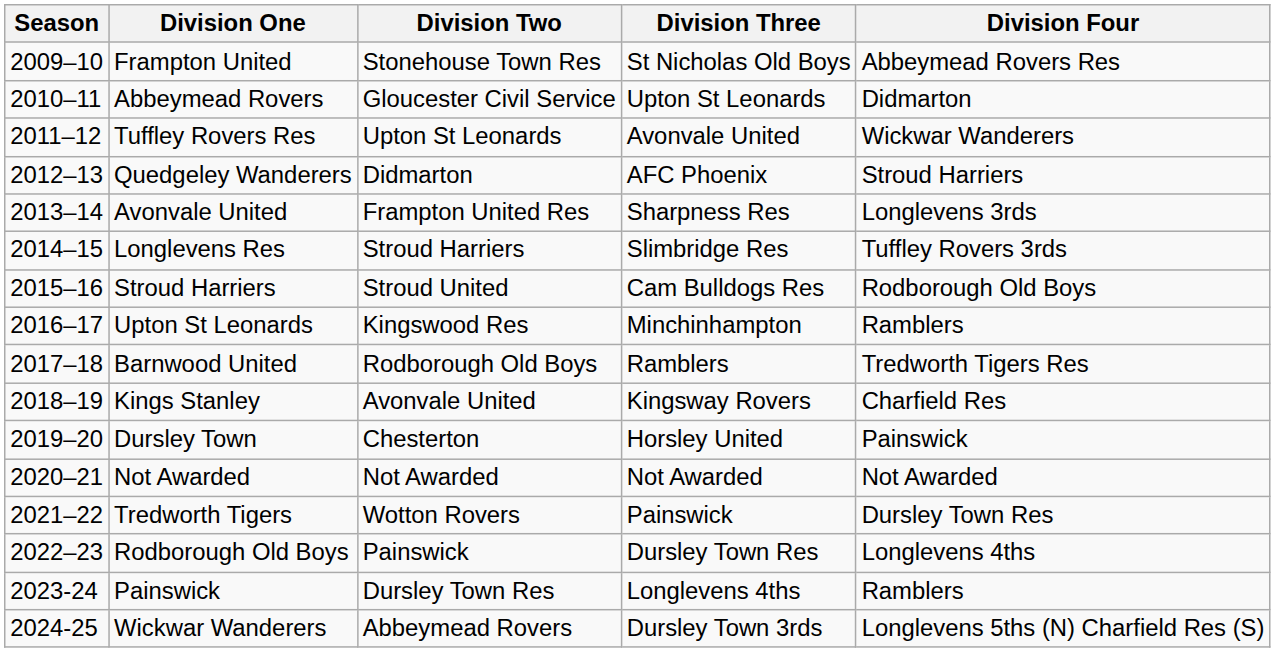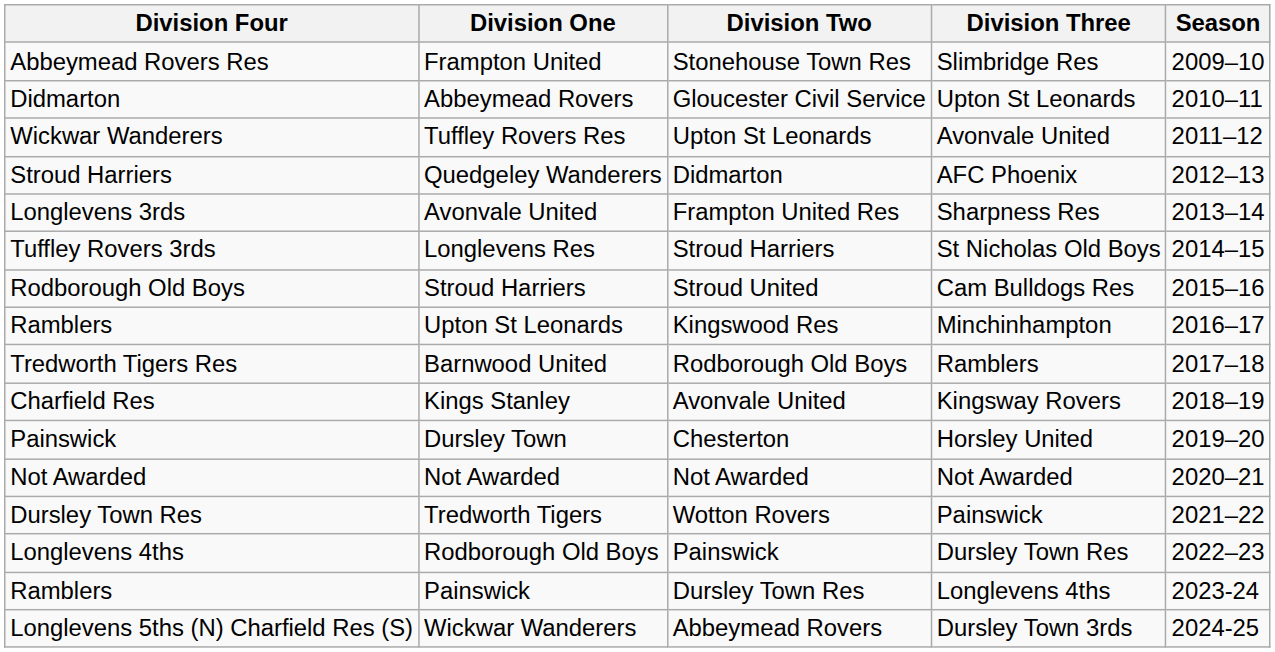columns swapped: (57, 23) <-> (1063, 23)
(739, 61) St Nicholas Old Boys -> (1018, 61) Slimbridge Res
(708, 250) Slimbridge Res -> (1049, 250) St Nicholas Old Boys
